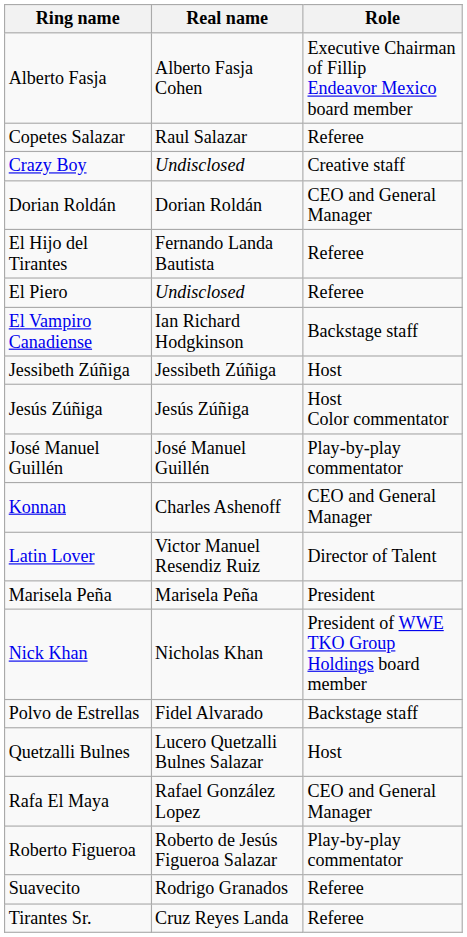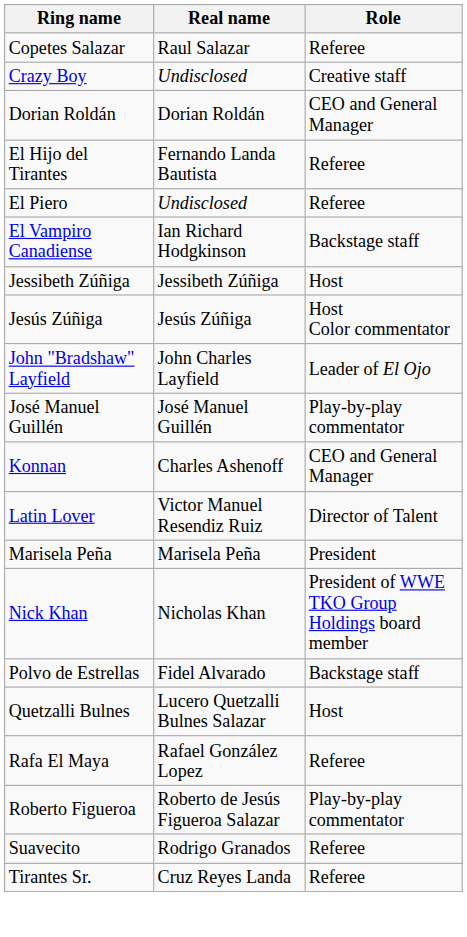- row: (58, 78)
+ row: (72, 368)
(372, 801) CEO and General Manager -> (337, 760) Referee
